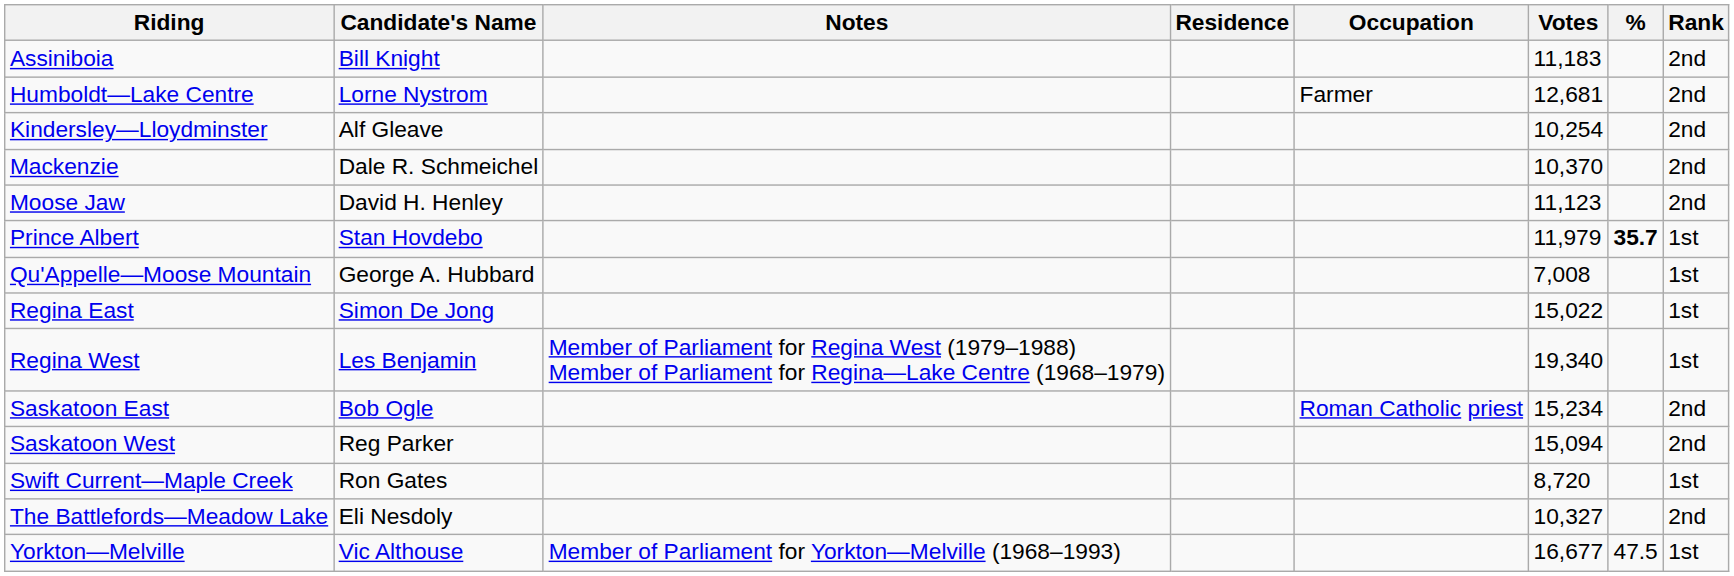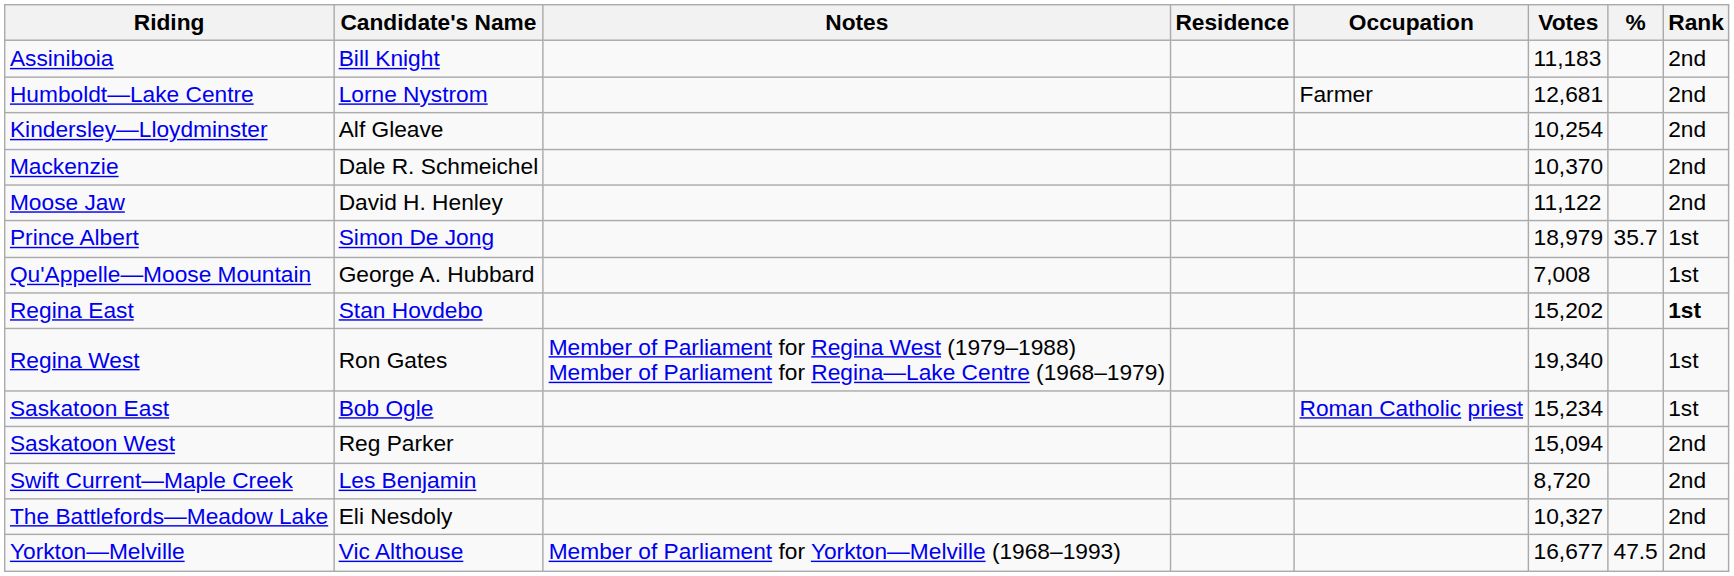(1567, 202) 11,123 -> (1567, 202) 11,122
(411, 238) Stan Hovdebo -> (416, 238) Simon De Jong
(1567, 238) 11,979 -> (1568, 238) 18,979
(1636, 238) bold -> (1636, 238) normal
(416, 310) Simon De Jong -> (411, 310) Stan Hovdebo
(1568, 310) 15,022 -> (1568, 310) 15,202
(1683, 310) normal -> (1685, 310) bold
(408, 359) Les Benjamin -> (393, 359) Ron Gates
(1687, 408) 2nd -> (1683, 408) 1st
(393, 480) Ron Gates -> (408, 480) Les Benjamin
(1683, 480) 1st -> (1687, 480) 2nd
(1683, 552) 1st -> (1687, 552) 2nd
